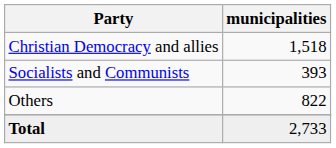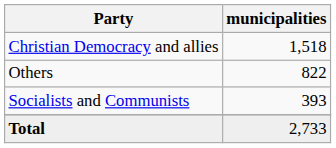rows swapped: (99, 73) <-> (31, 101)
